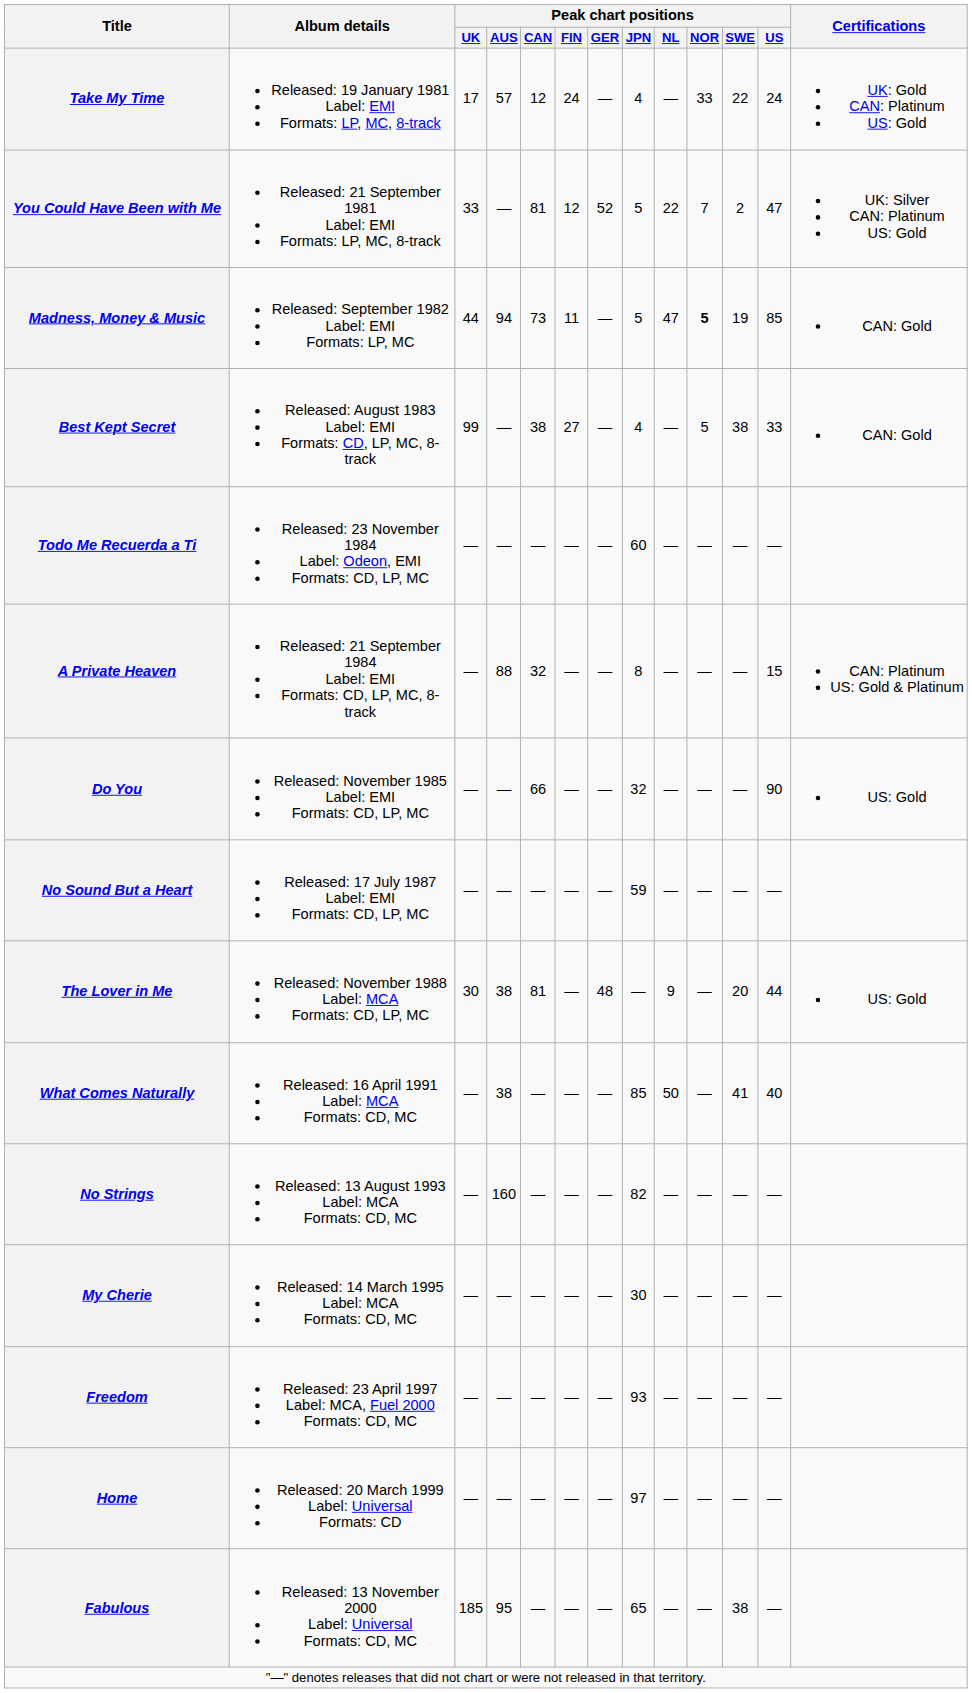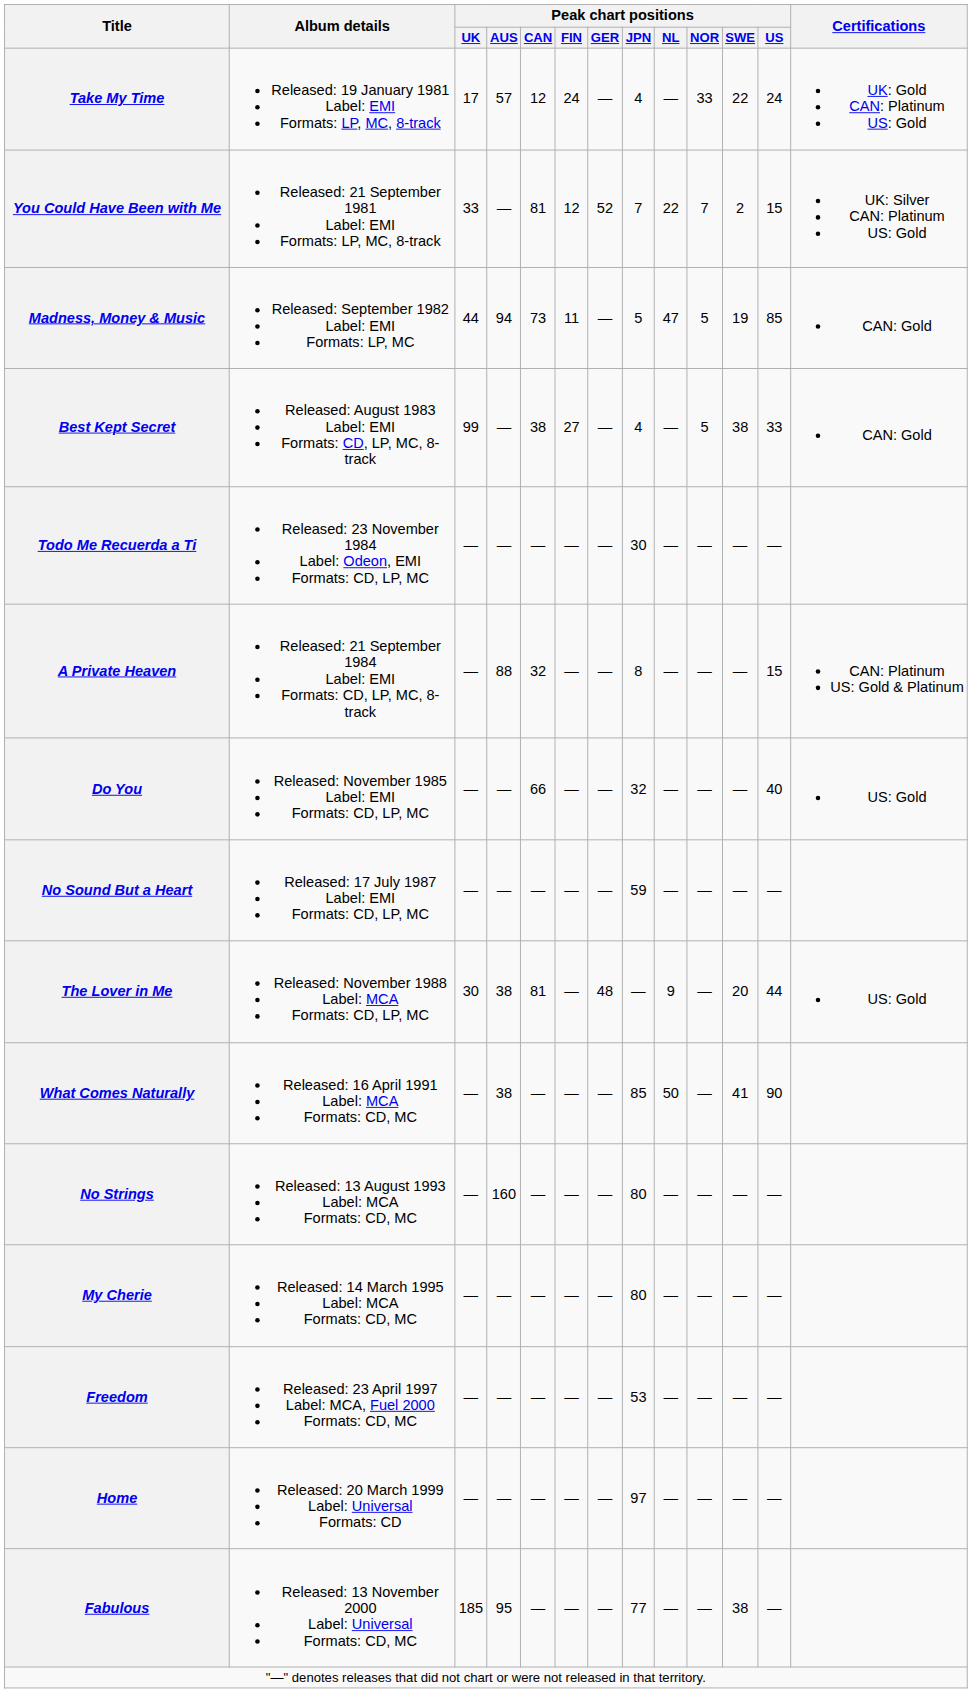(638, 208) 5 -> (638, 208) 7
(774, 208) 47 -> (774, 208) 15
(705, 318) bold -> (705, 318) normal
(638, 545) 60 -> (638, 545) 30
(774, 788) 90 -> (774, 788) 40
(774, 1093) 40 -> (774, 1093) 90
(638, 1194) 82 -> (638, 1194) 80
(638, 1295) 30 -> (638, 1295) 80
(638, 1397) 93 -> (638, 1397) 53
(638, 1607) 65 -> (638, 1607) 77
